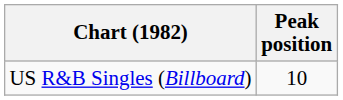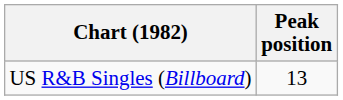(297, 77) 10 -> (297, 77) 13
